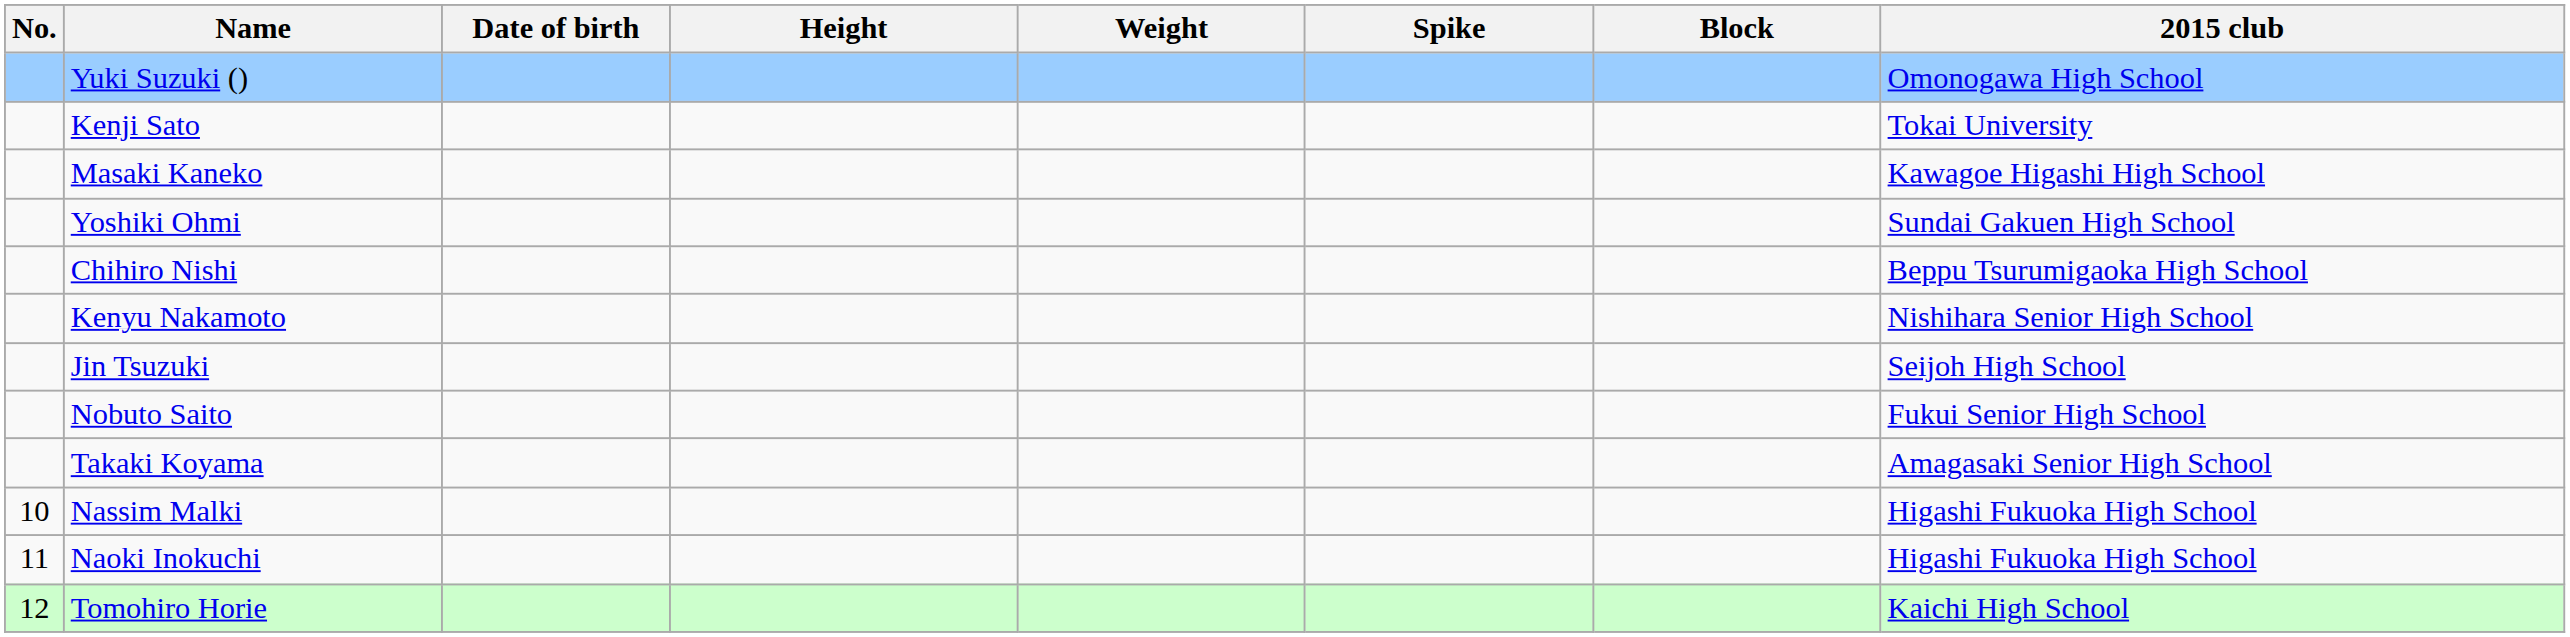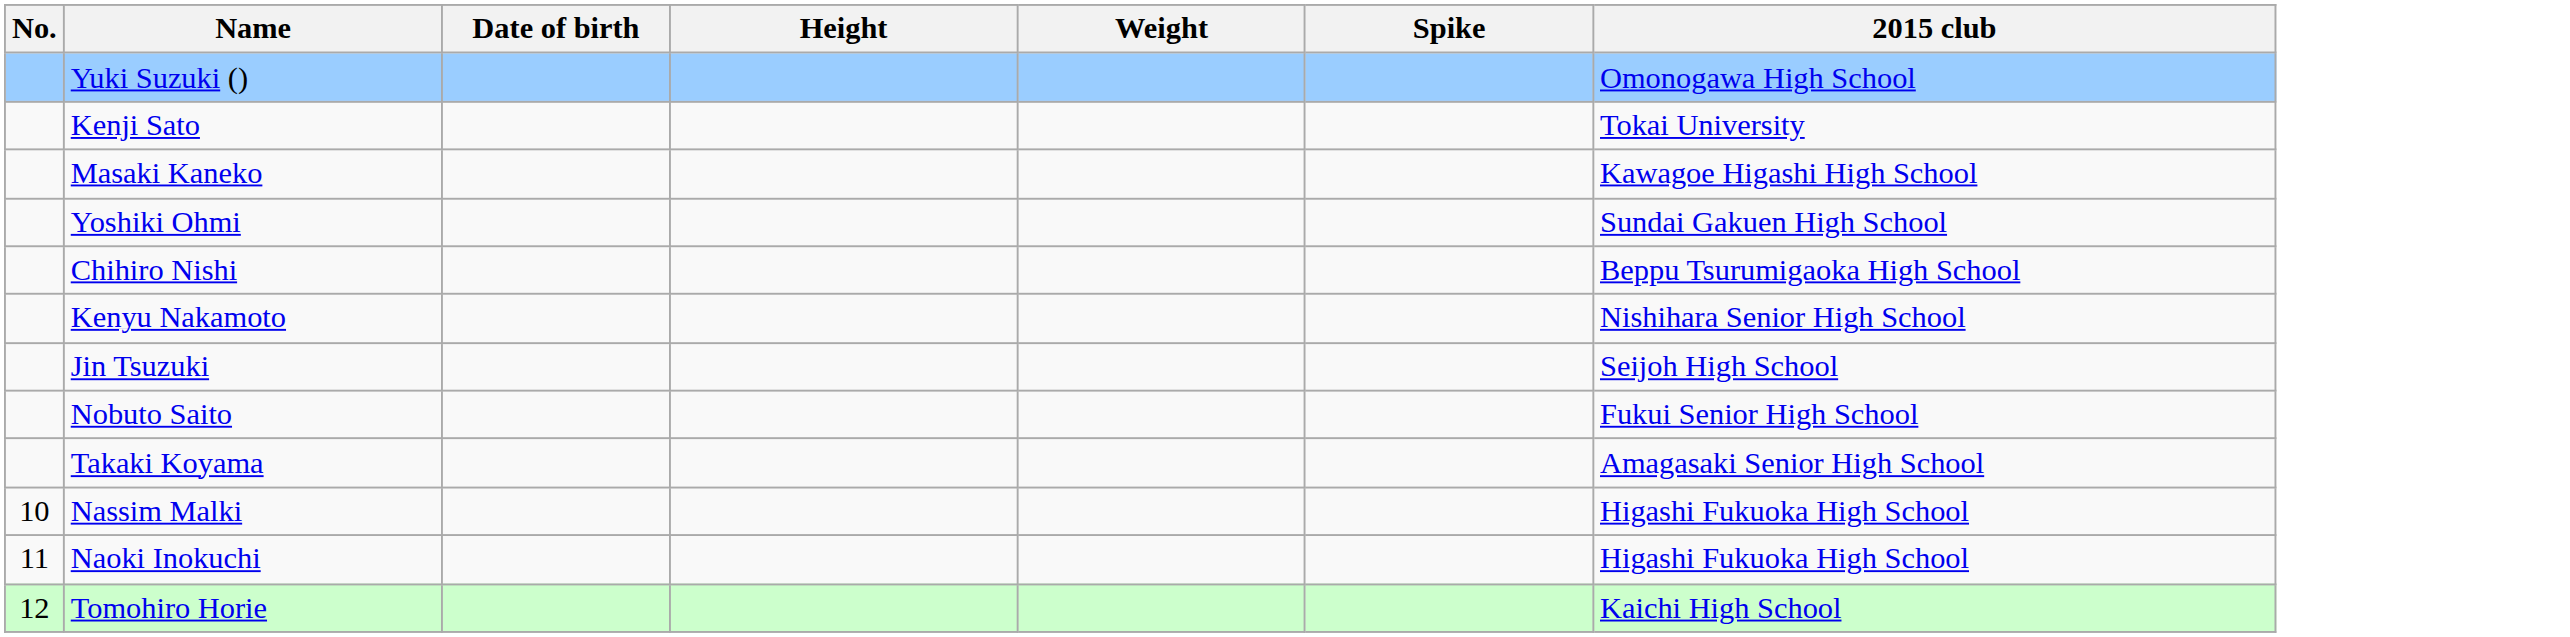- column: (1737, 28)
